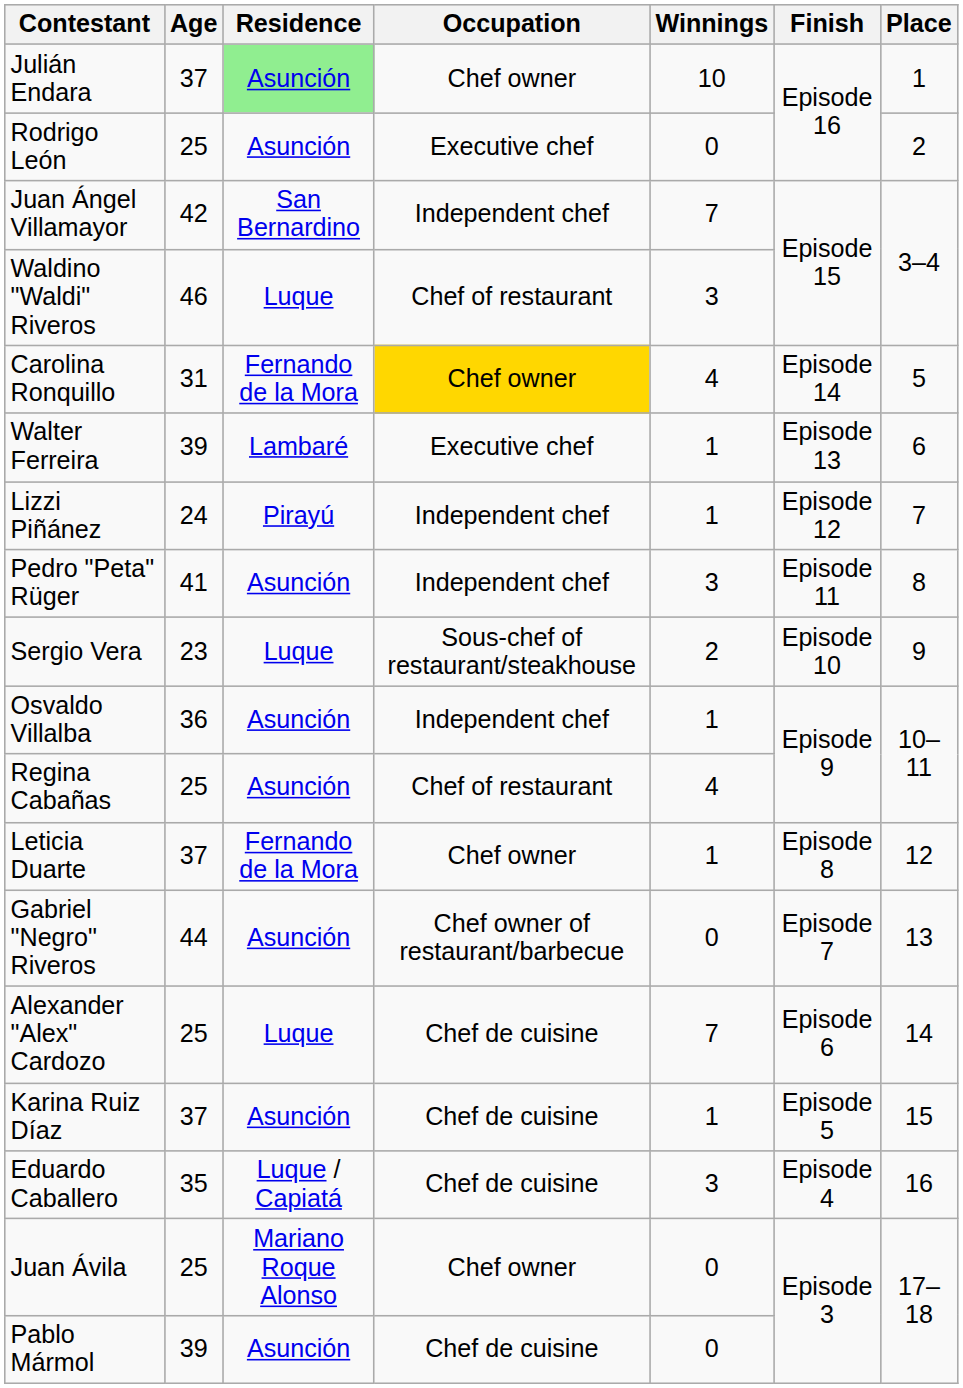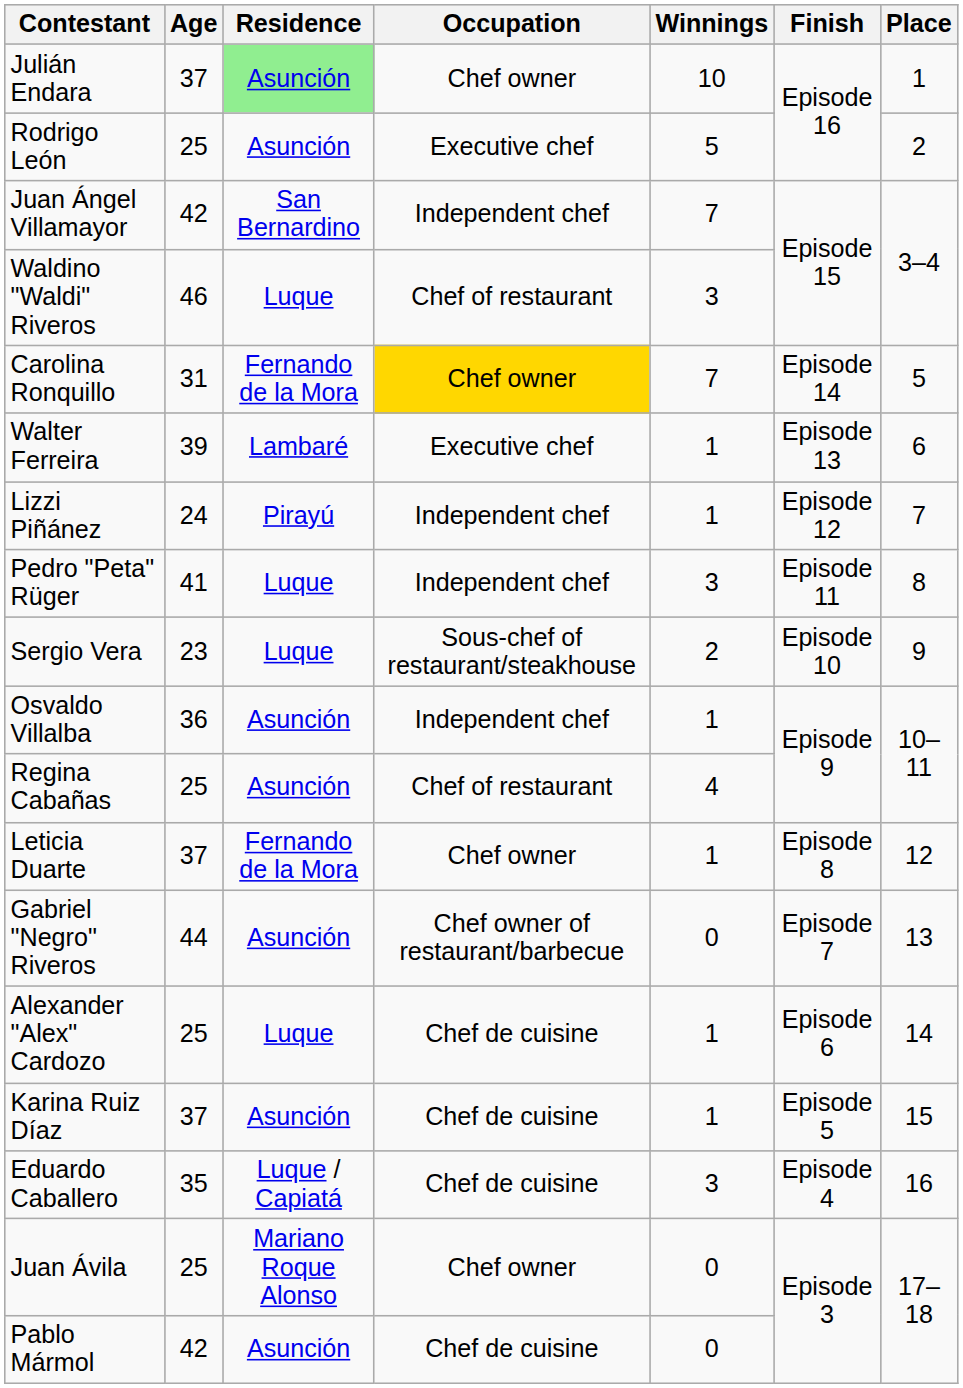(712, 146) 0 -> (712, 146) 5
(712, 379) 4 -> (712, 379) 7
(299, 583) Asunción -> (299, 583) Luque
(712, 1034) 7 -> (712, 1034) 1
(194, 1349) 39 -> (194, 1349) 42
